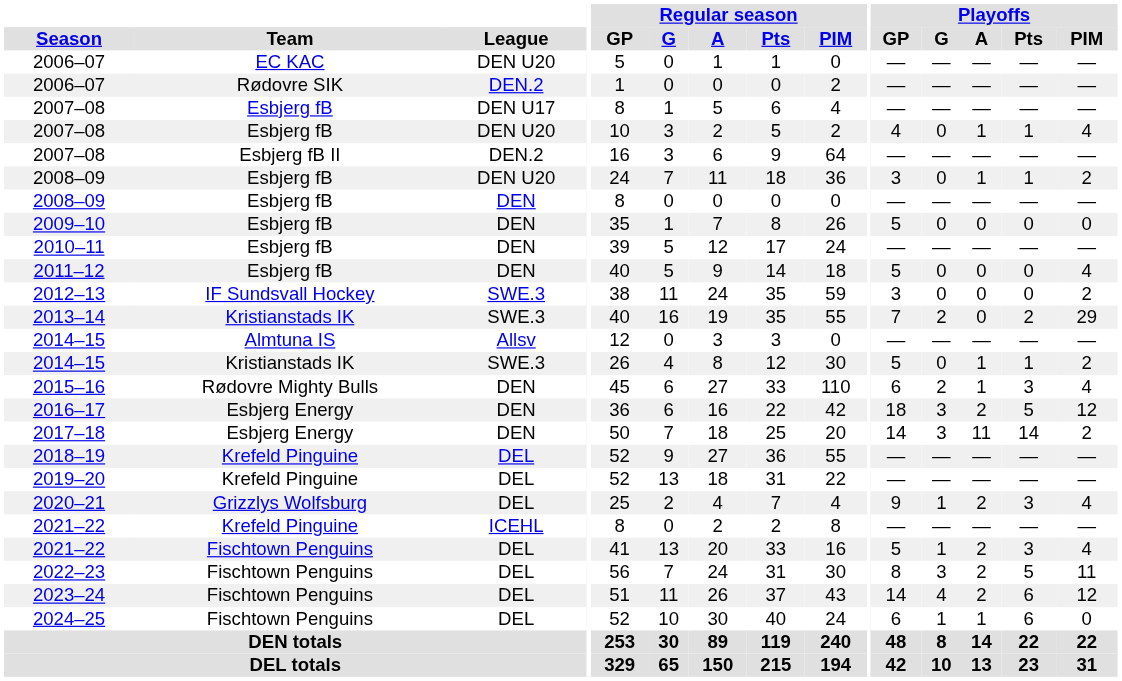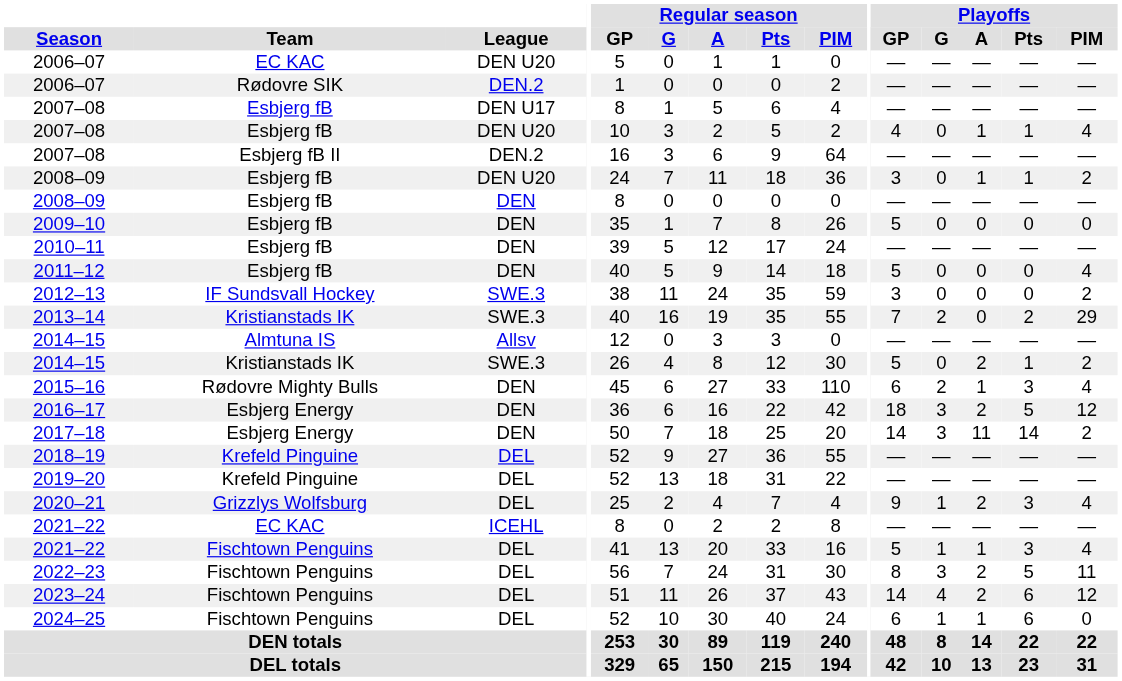(981, 363) 1 -> (981, 363) 2
(290, 525) Krefeld Pinguine -> (290, 525) EC KAC
(981, 549) 2 -> (981, 549) 1
